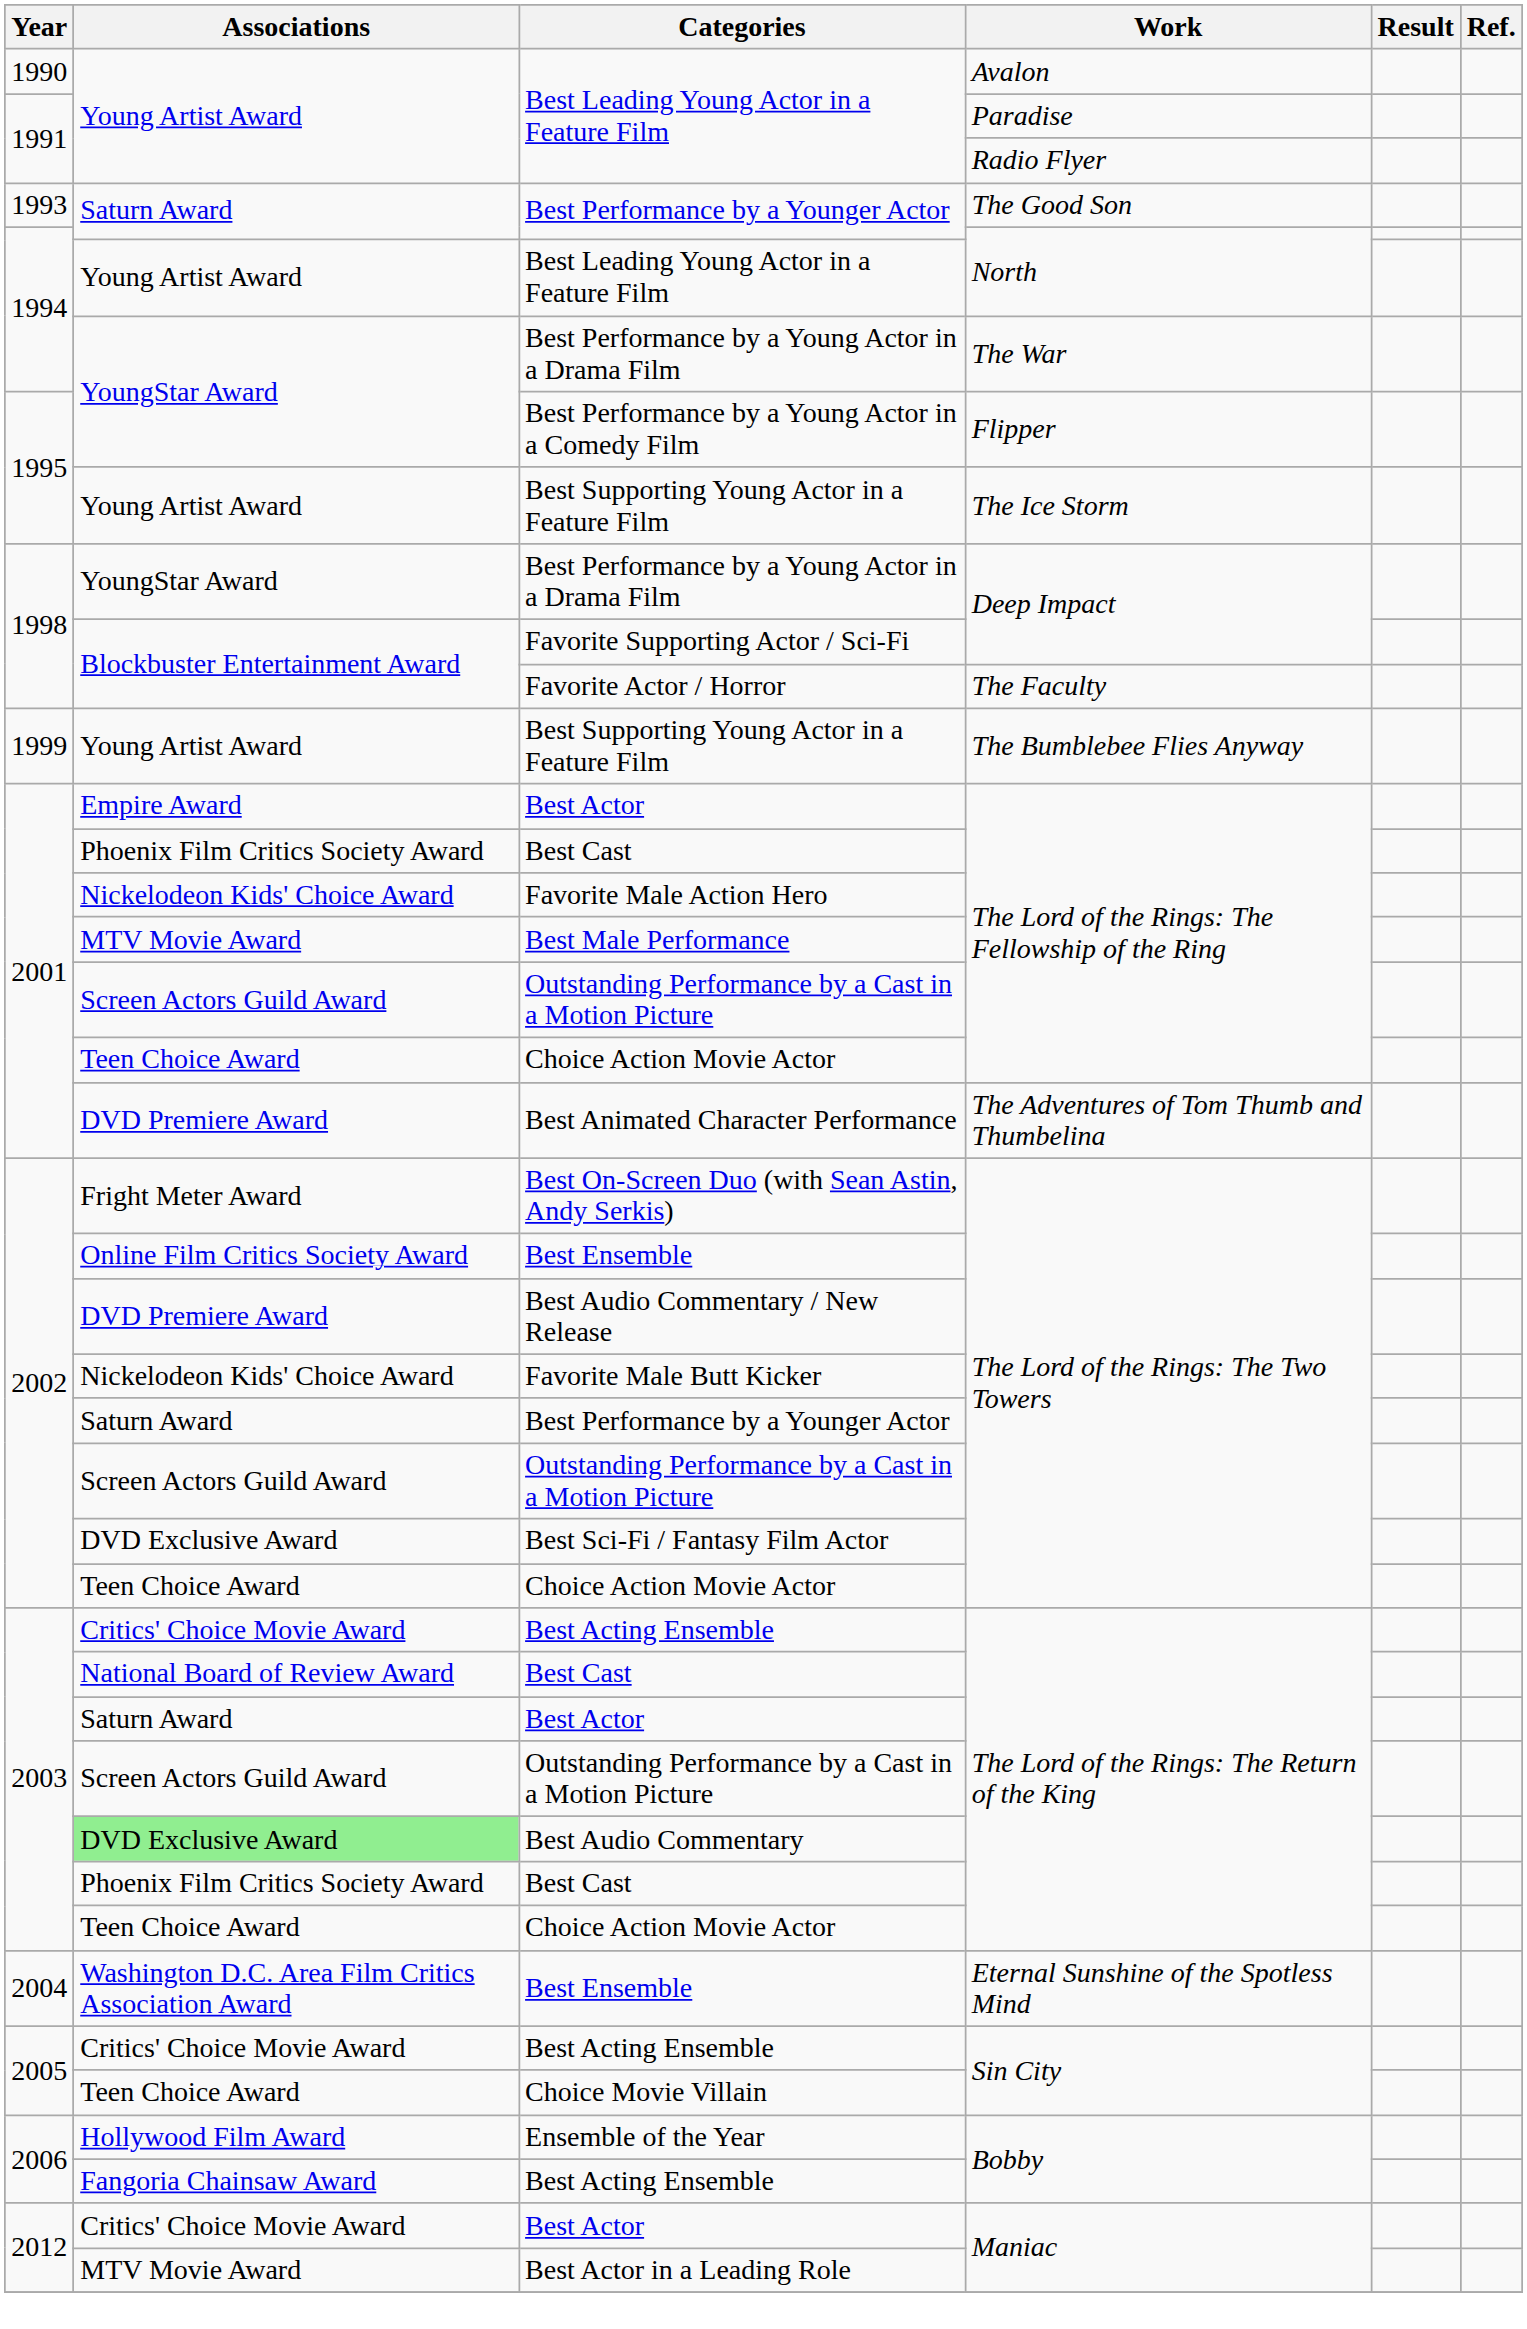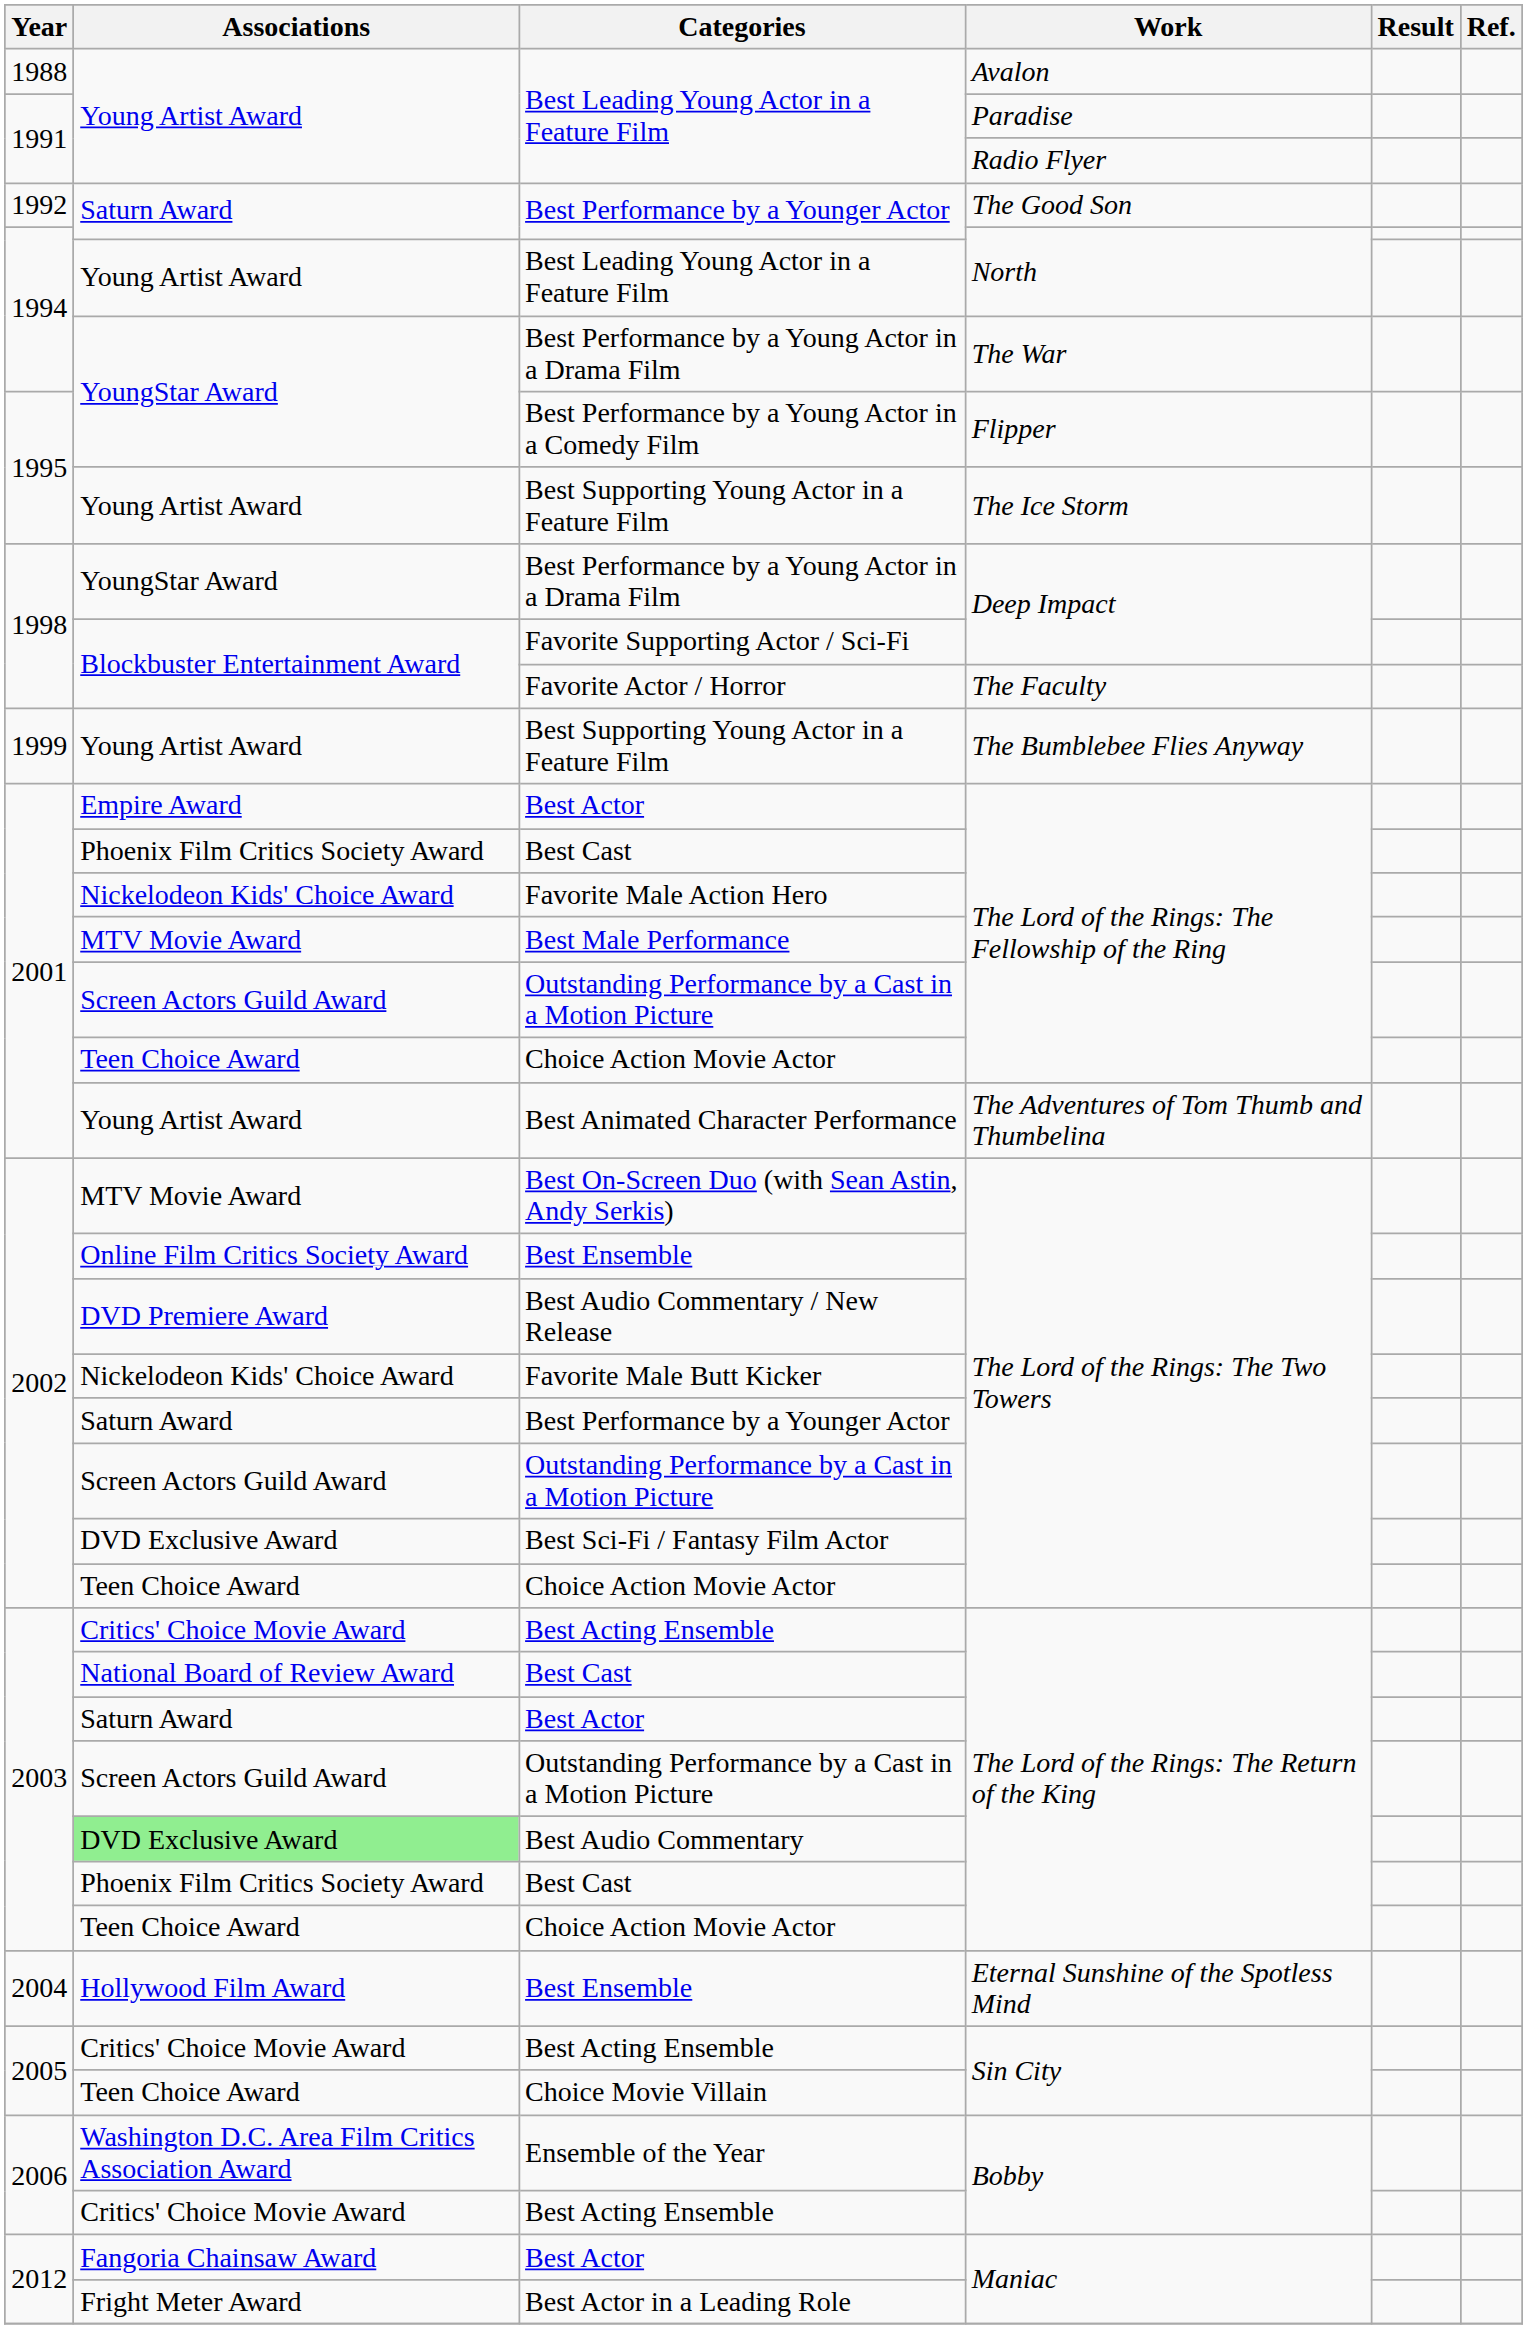(39, 71) 1990 -> (39, 71) 1988
(39, 204) 1993 -> (39, 204) 1992
(204, 1119) DVD Premiere Award -> (191, 1119) Young Artist Award
(191, 1195) Fright Meter Award -> (191, 1195) MTV Movie Award
(277, 1987) Washington D.C. Area Film Critics Association Award -> (213, 1987) Hollywood Film Award
(213, 2136) Hollywood Film Award -> (277, 2152) Washington D.C. Area Film Critics Association Award
(228, 2180) Fangoria Chainsaw Award -> (243, 2212) Critics' Choice Movie Award
(243, 2225) Critics' Choice Movie Award -> (228, 2256) Fangoria Chainsaw Award
(191, 2269) MTV Movie Award -> (191, 2301) Fright Meter Award
